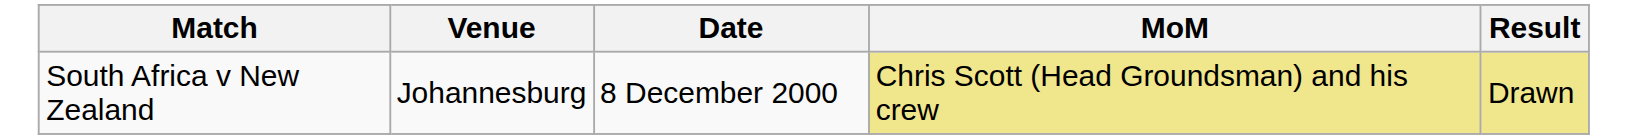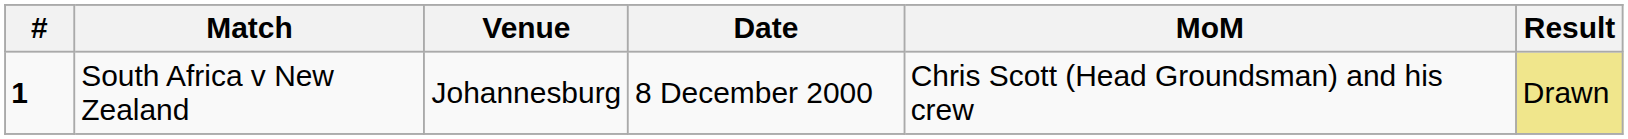+ column: (39, 28)
(1142, 92) khaki background -> (1177, 92) no background
